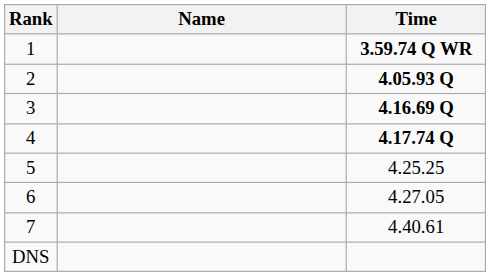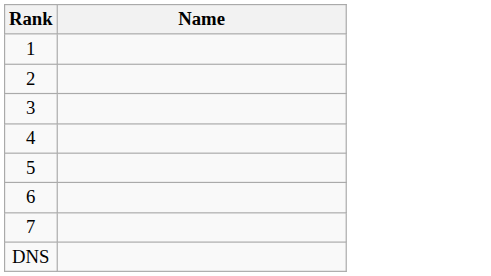- column: (416, 19)
